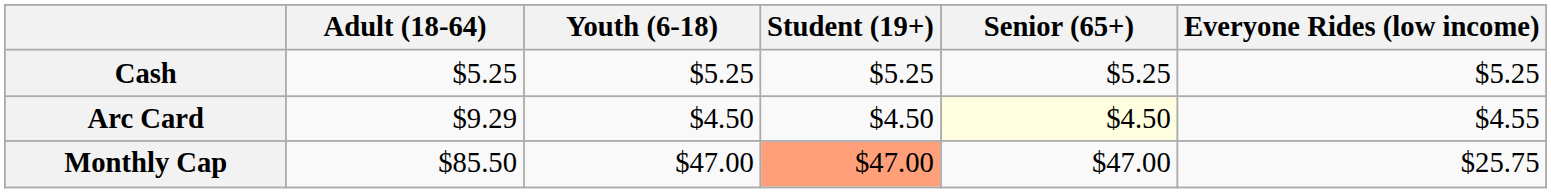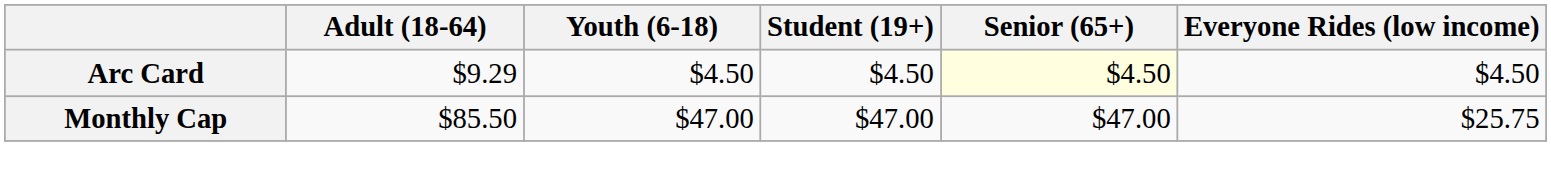- row: (146, 72)
(1507, 118) $4.55 -> (1507, 72) $4.50
(894, 163) lightsalmon background -> (894, 118) no background
